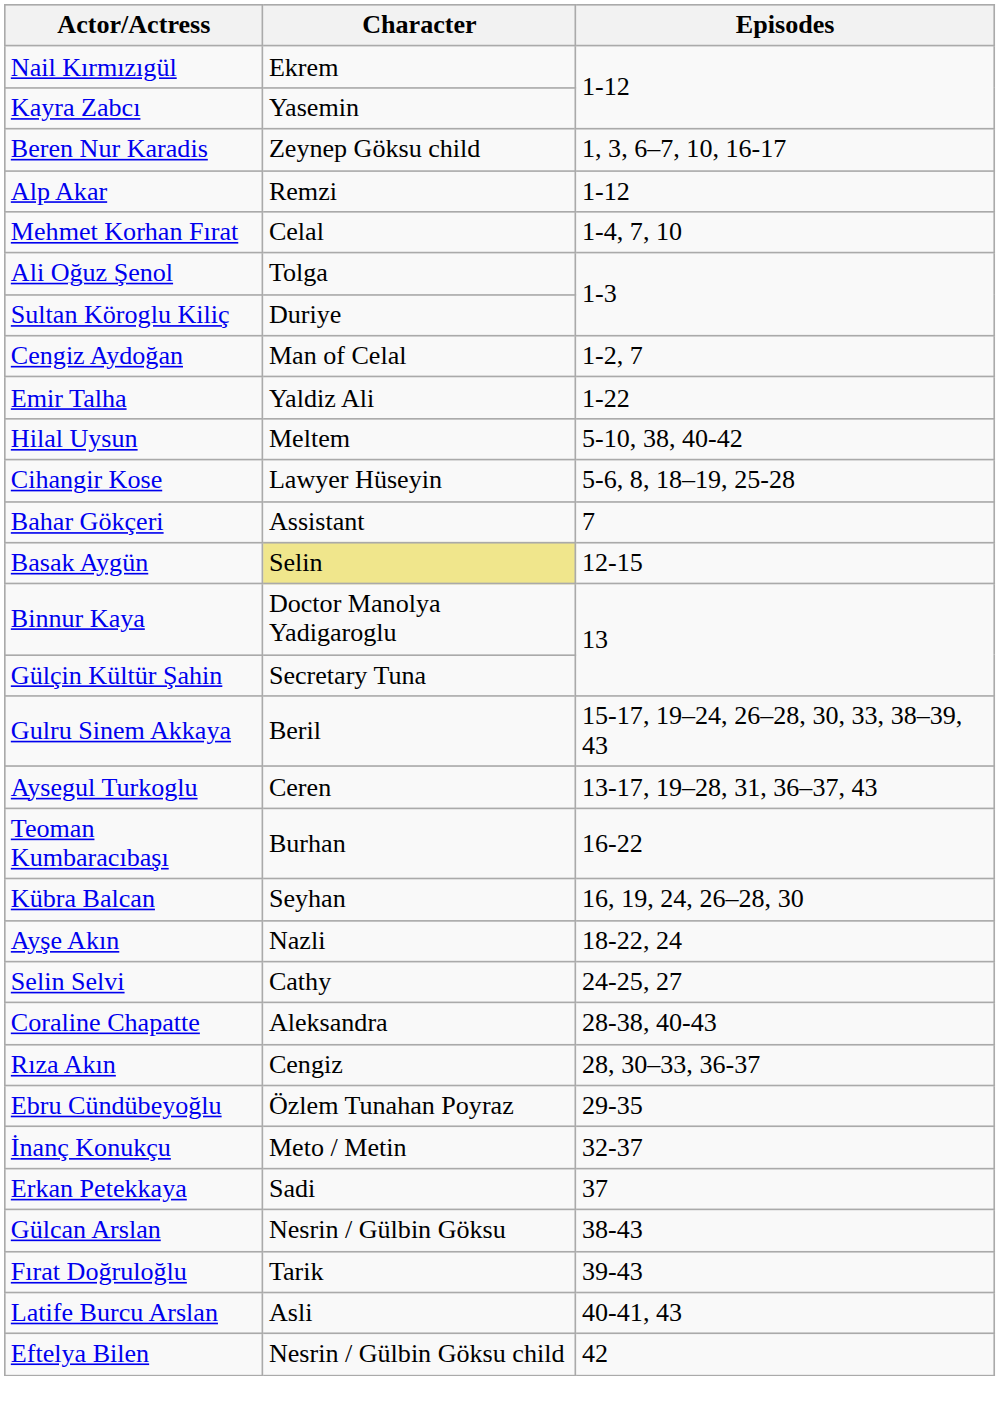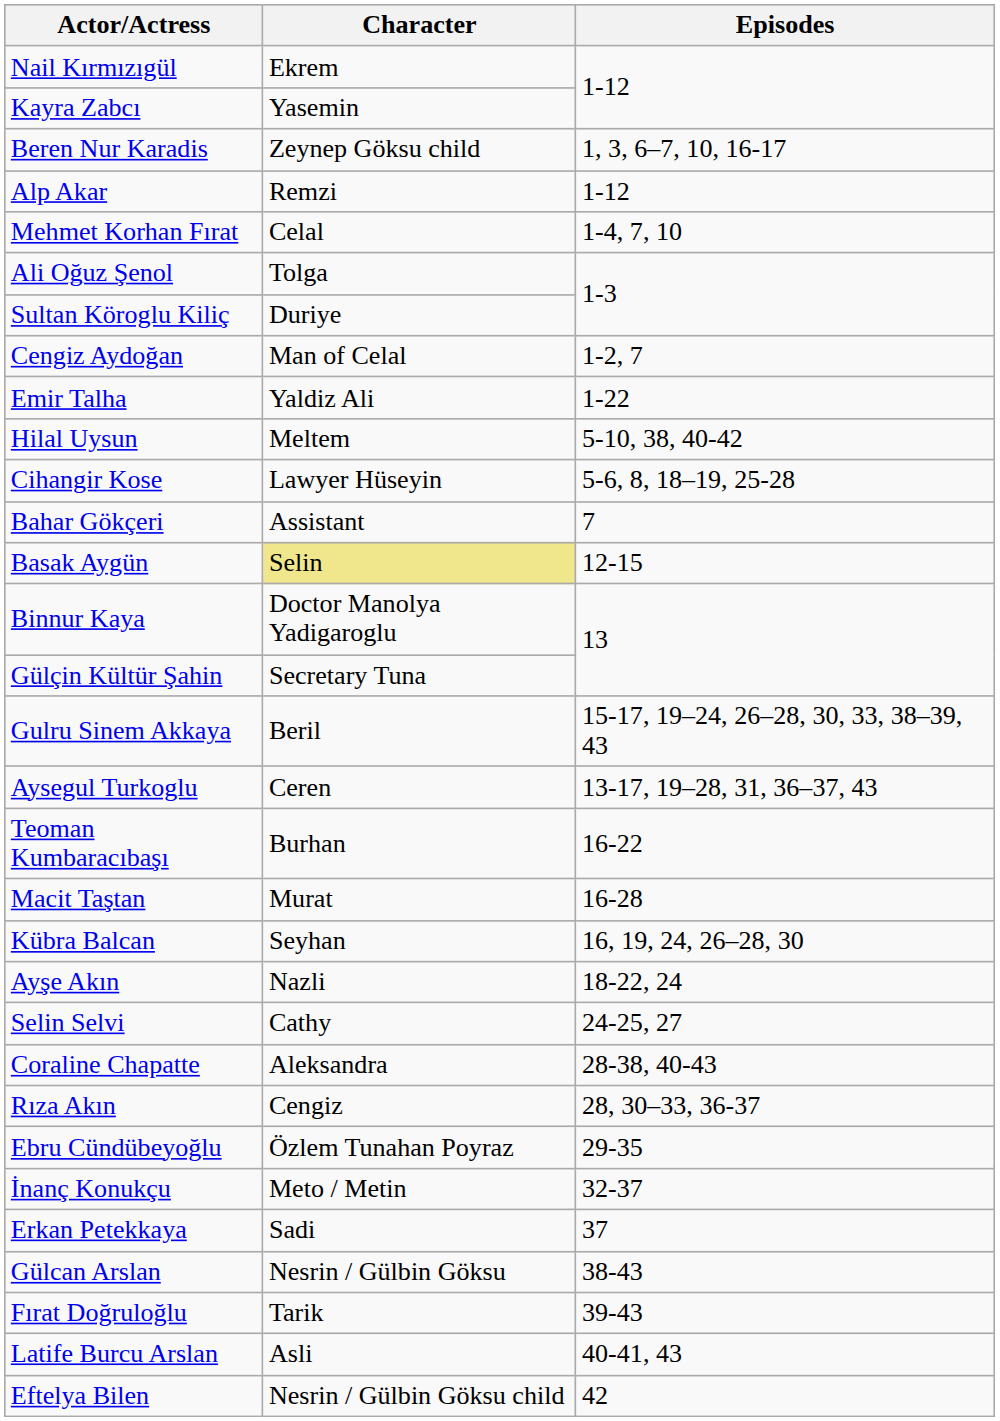+ row: (78, 899)
